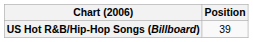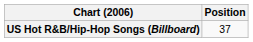(225, 29) 39 -> (225, 29) 37
